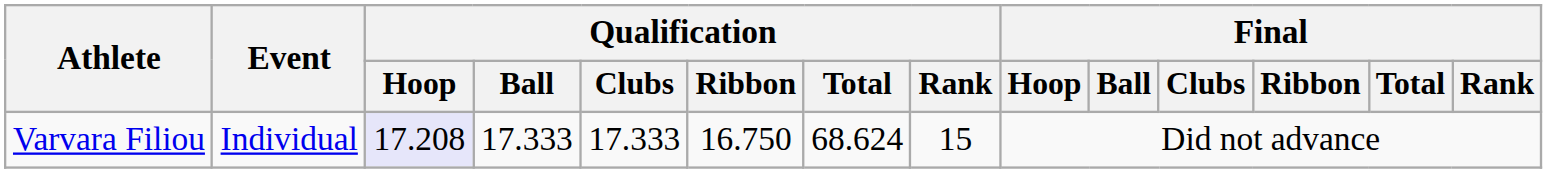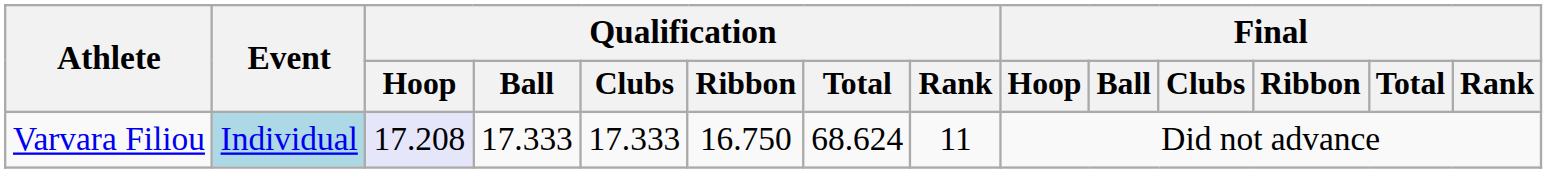(289, 139) no background -> (289, 139) lightblue background
(956, 139) 15 -> (956, 139) 11
